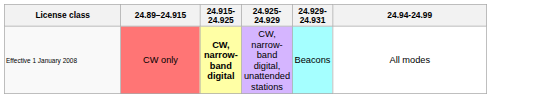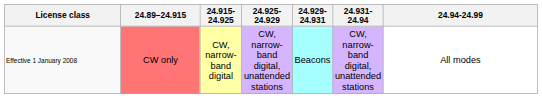+ column: (358, 16)
(221, 60) bold -> (221, 60) normal
